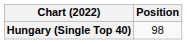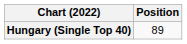(158, 30) 98 -> (158, 30) 89
